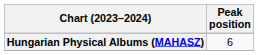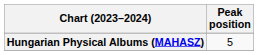(230, 42) 6 -> (230, 42) 5
